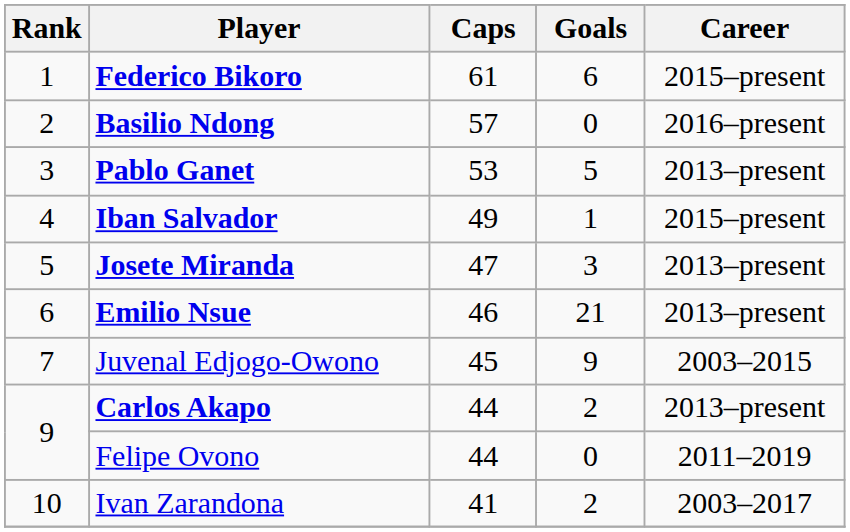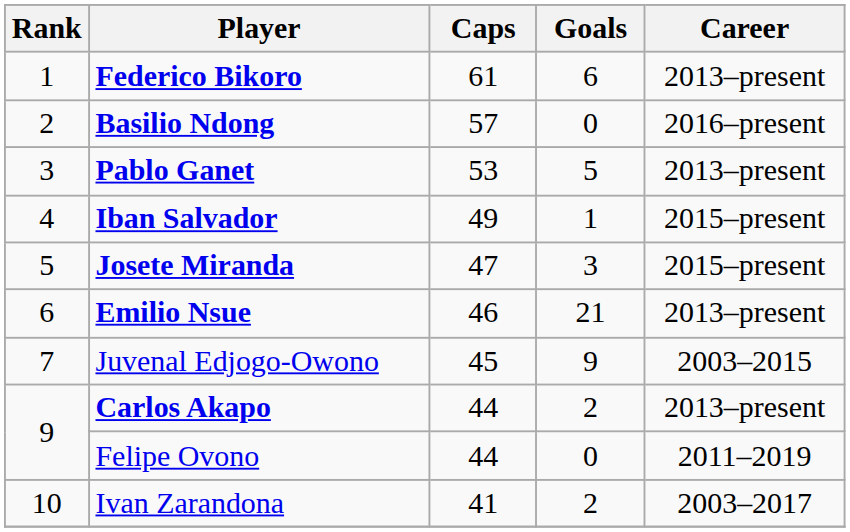(745, 75) 2015–present -> (745, 75) 2013–present
(745, 265) 2013–present -> (745, 265) 2015–present
